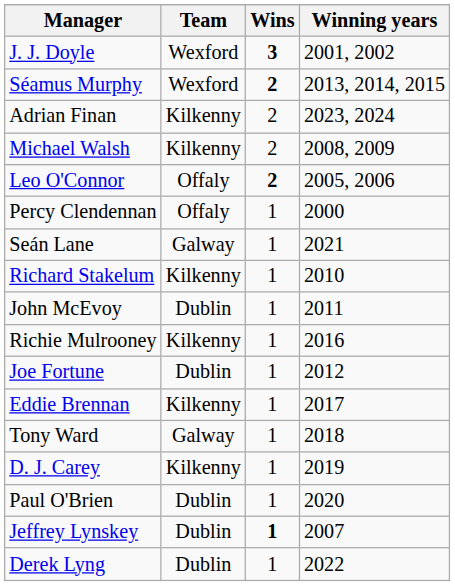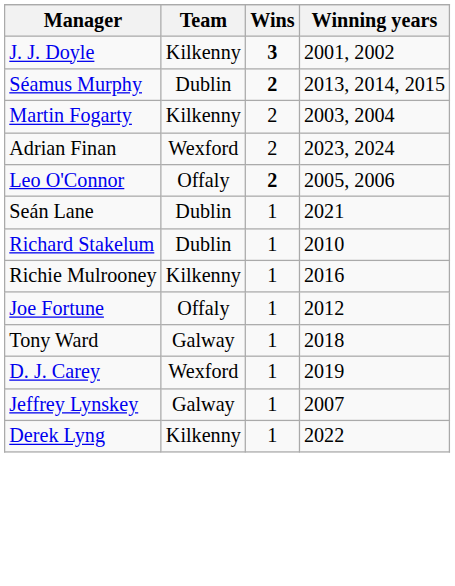(203, 52) Wexford -> (203, 52) Kilkenny
(203, 84) Wexford -> (203, 84) Dublin
+ row: (71, 116)
(203, 116) Kilkenny -> (203, 148) Wexford
- row: (70, 148)
- row: (83, 212)
(203, 244) Galway -> (203, 212) Dublin
(203, 276) Kilkenny -> (203, 244) Dublin
- row: (66, 308)
(203, 372) Dublin -> (203, 308) Offaly
- row: (69, 404)
(203, 468) Kilkenny -> (203, 372) Wexford
- row: (61, 500)
(203, 532) Dublin -> (203, 404) Galway
(272, 532) bold -> (272, 404) normal
(203, 564) Dublin -> (203, 436) Kilkenny
